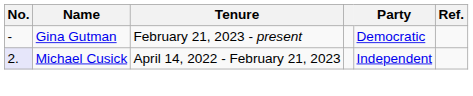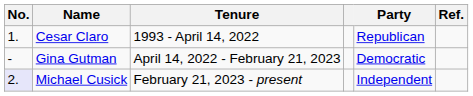+ row: (72, 36)
(218, 36) February 21, 2023 - present -> (237, 58) April 14, 2022 - February 21, 2023
(237, 58) April 14, 2022 - February 21, 2023 -> (218, 79) February 21, 2023 - present
